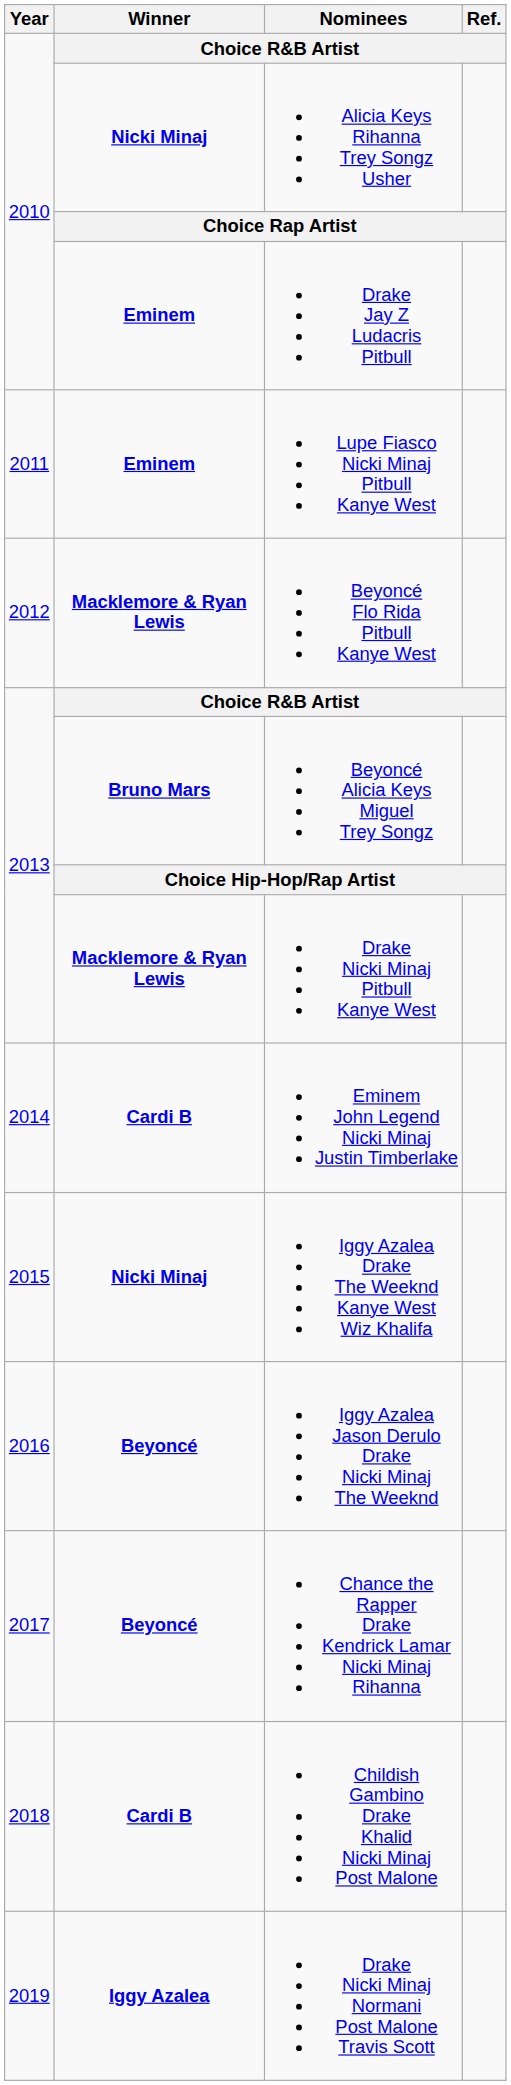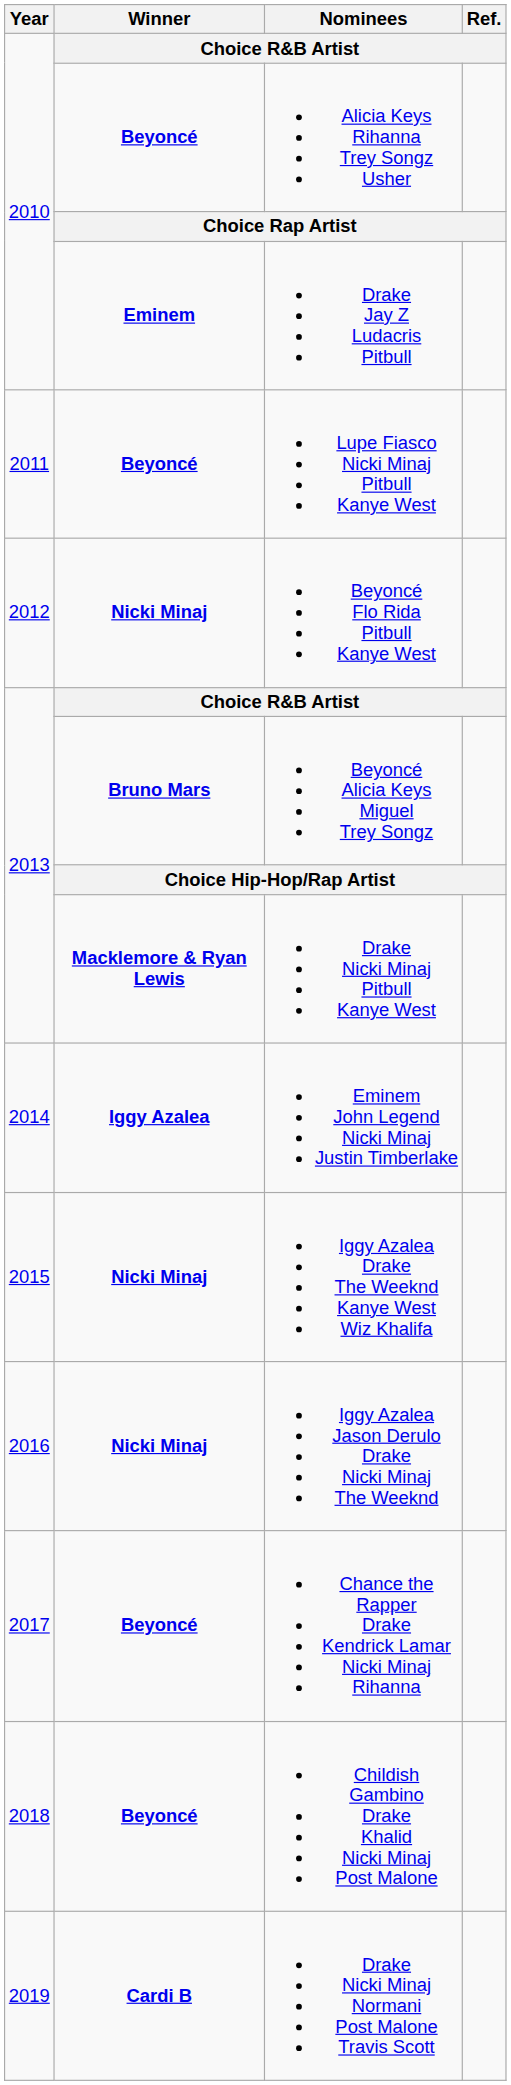(159, 137) Nicki Minaj -> (159, 137) Beyoncé
(159, 463) Eminem -> (159, 463) Beyoncé
(159, 612) Macklemore & Ryan Lewis -> (159, 612) Nicki Minaj
(159, 1117) Cardi B -> (159, 1117) Iggy Azalea
(159, 1446) Beyoncé -> (159, 1446) Nicki Minaj
(159, 1816) Cardi B -> (159, 1816) Beyoncé
(159, 1995) Iggy Azalea -> (159, 1995) Cardi B
